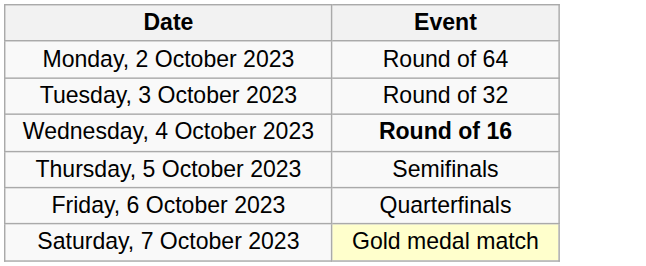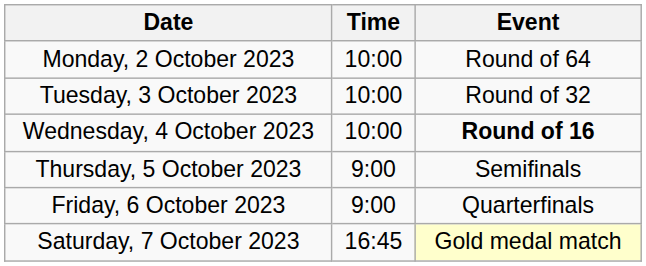+ column: (373, 22)
